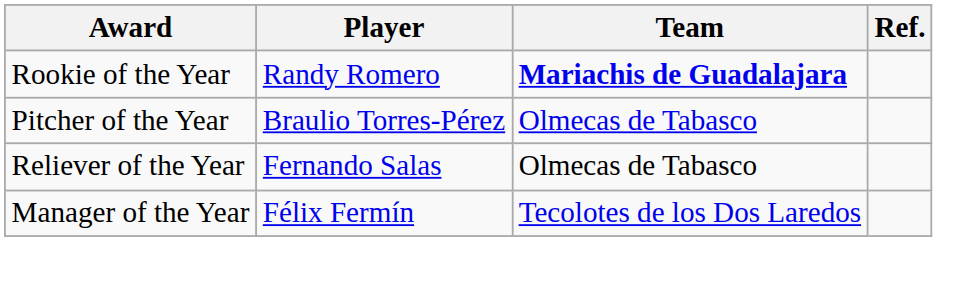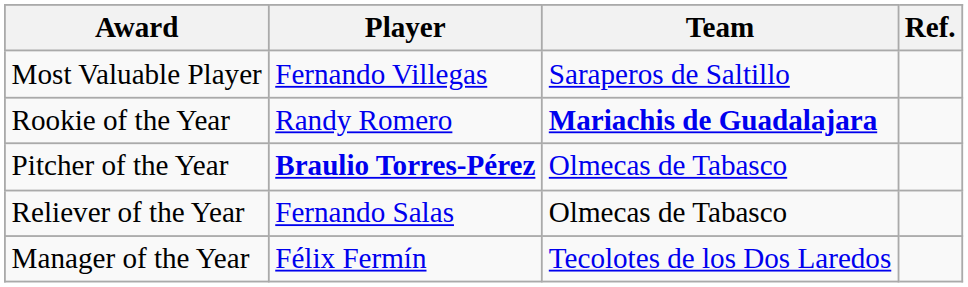+ row: (137, 73)
(384, 119) normal -> (405, 166) bold
